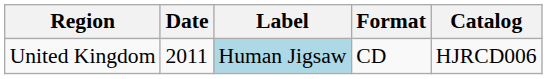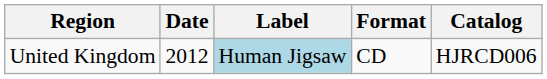(187, 55) 2011 -> (187, 55) 2012
